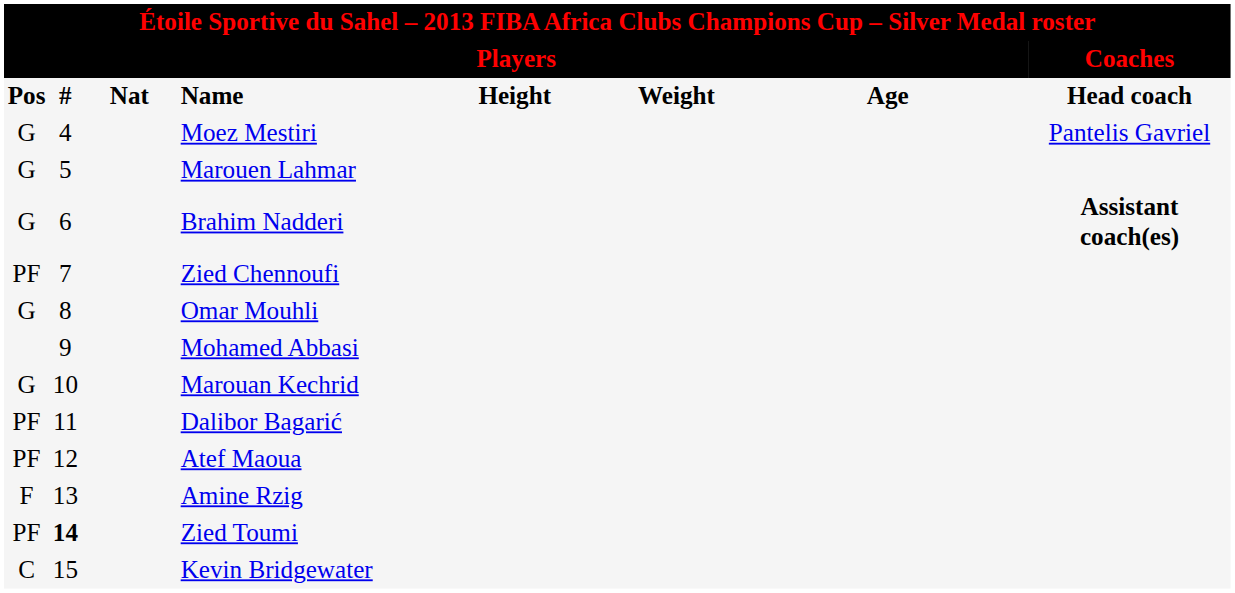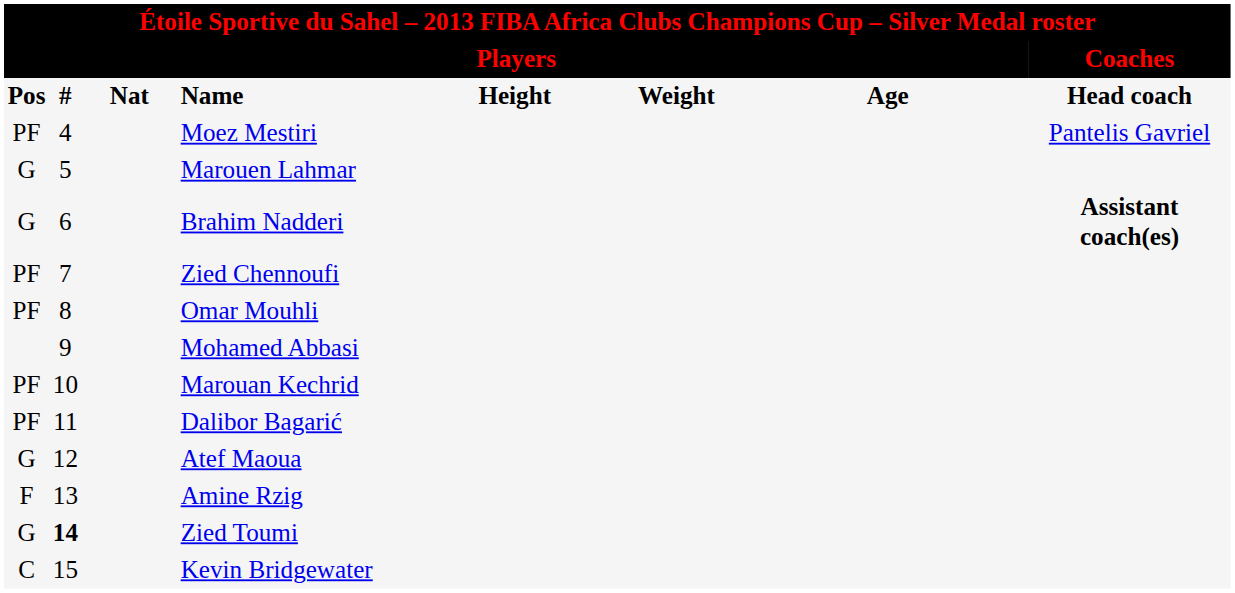(27, 133) G -> (27, 133) PF
(27, 310) G -> (27, 310) PF
(27, 384) G -> (27, 384) PF
(27, 458) PF -> (27, 458) G
(27, 532) PF -> (27, 532) G
